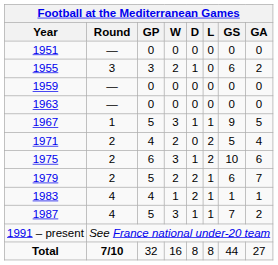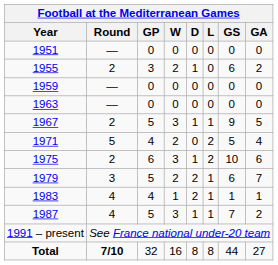(112, 68) 3 -> (112, 68) 2
(112, 123) 1 -> (112, 123) 2
(112, 141) 2 -> (112, 141) 5
(112, 178) 2 -> (112, 178) 3
